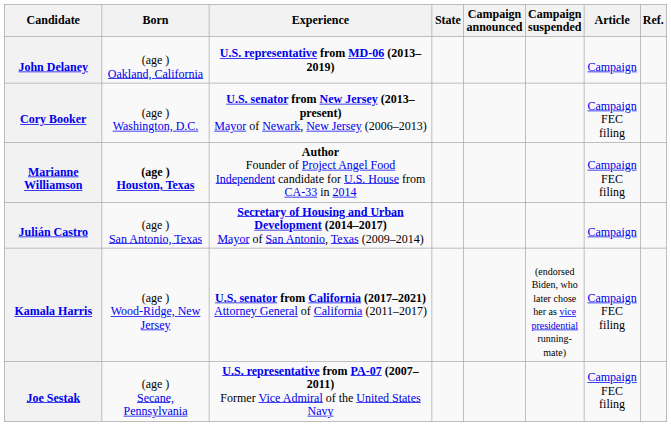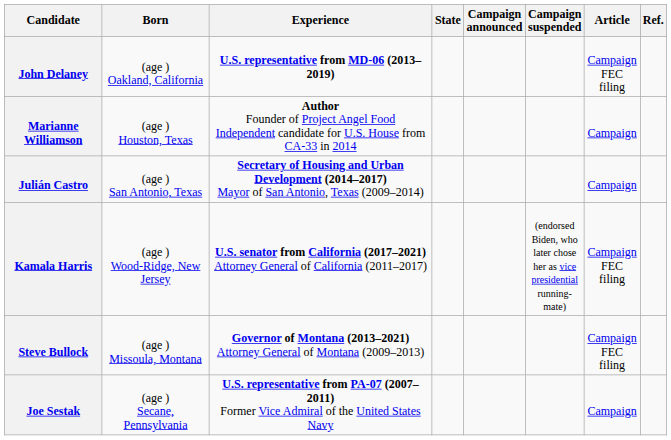(612, 66) Campaign -> (612, 73) Campaign FEC filing
- row: (53, 119)
(156, 179) bold -> (156, 133) normal
(612, 179) Campaign FEC filing -> (612, 133) Campaign
+ row: (53, 352)
(612, 391) Campaign FEC filing -> (612, 411) Campaign
